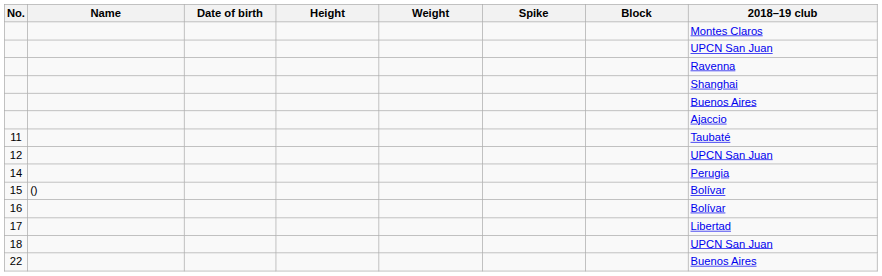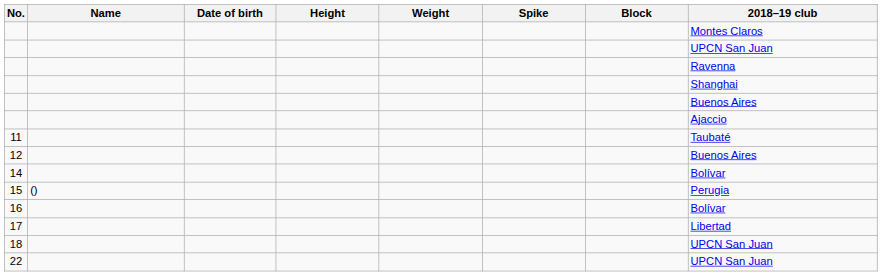(732, 155) UPCN San Juan -> (724, 155) Buenos Aires
(710, 173) Perugia -> (708, 173) Bolívar
(708, 191) Bolívar -> (710, 191) Perugia
(724, 262) Buenos Aires -> (732, 262) UPCN San Juan
